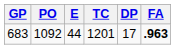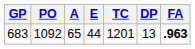+ column: (74, 14)
(129, 34) 17 -> (149, 34) 13
